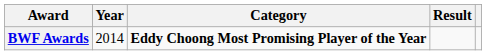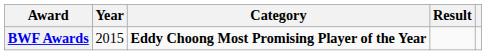(110, 38) 2014 -> (110, 38) 2015
